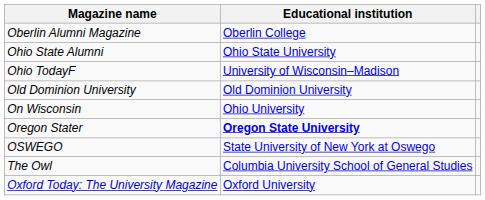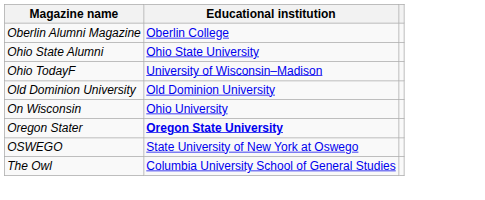- row: (112, 185)
